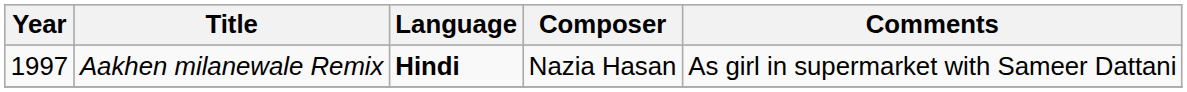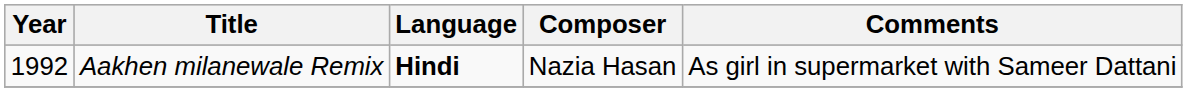(39, 65) 1997 -> (39, 65) 1992
